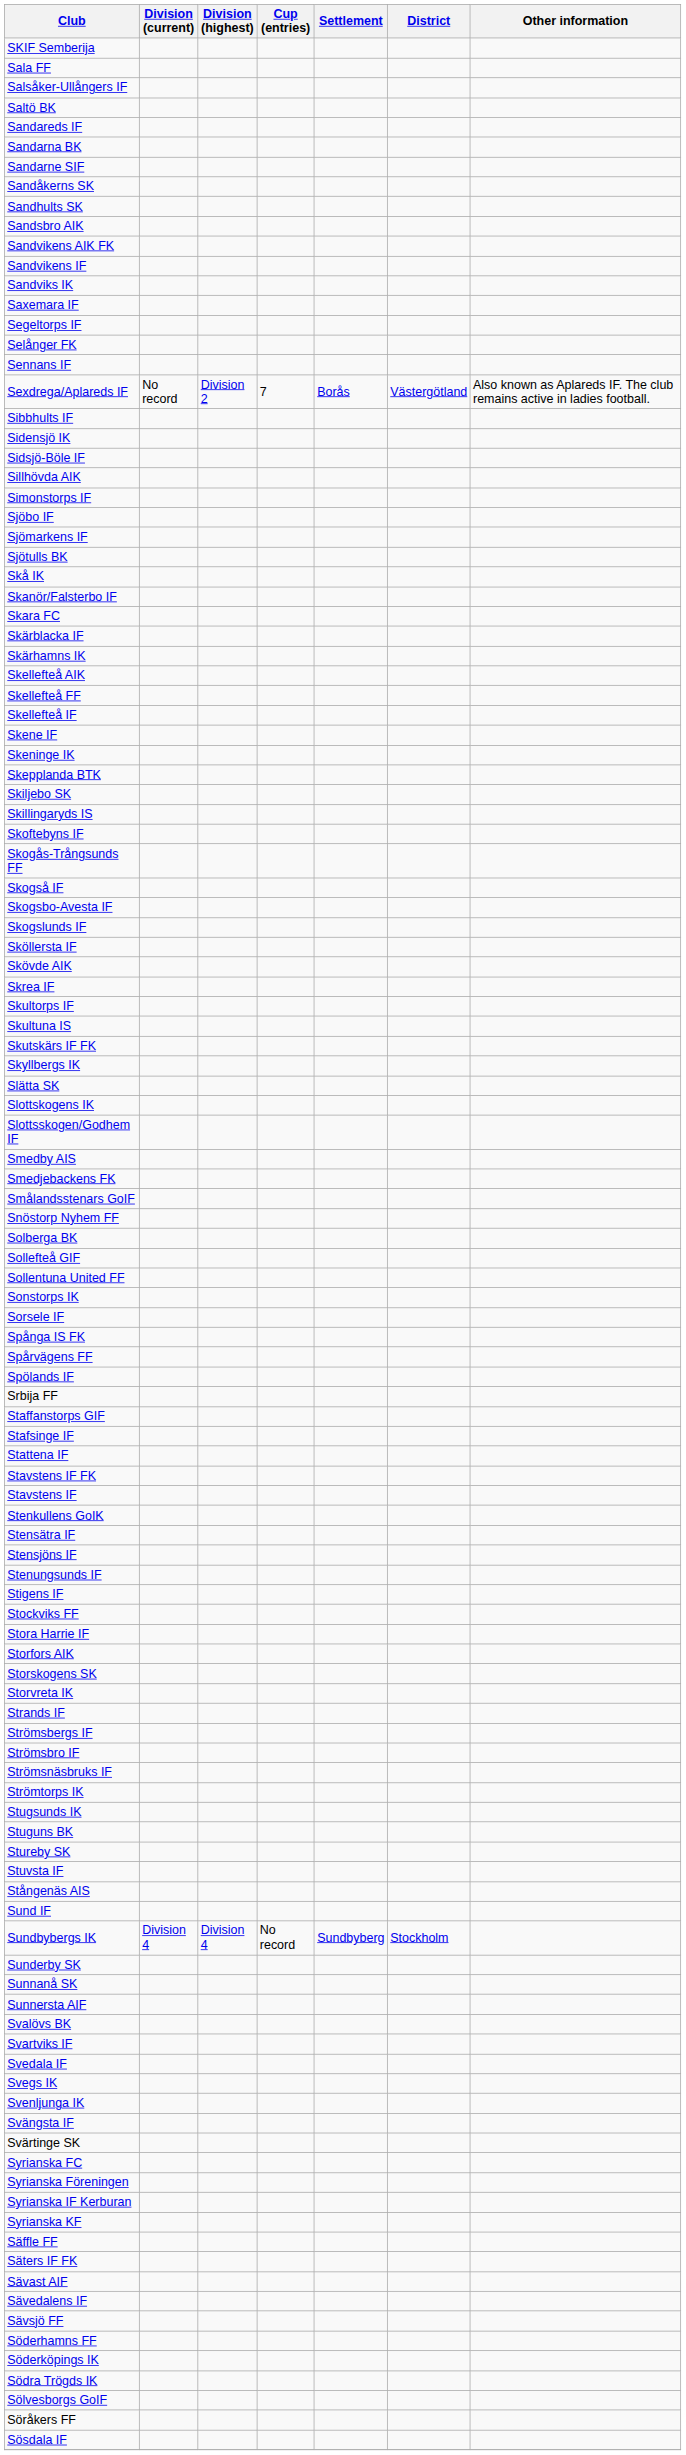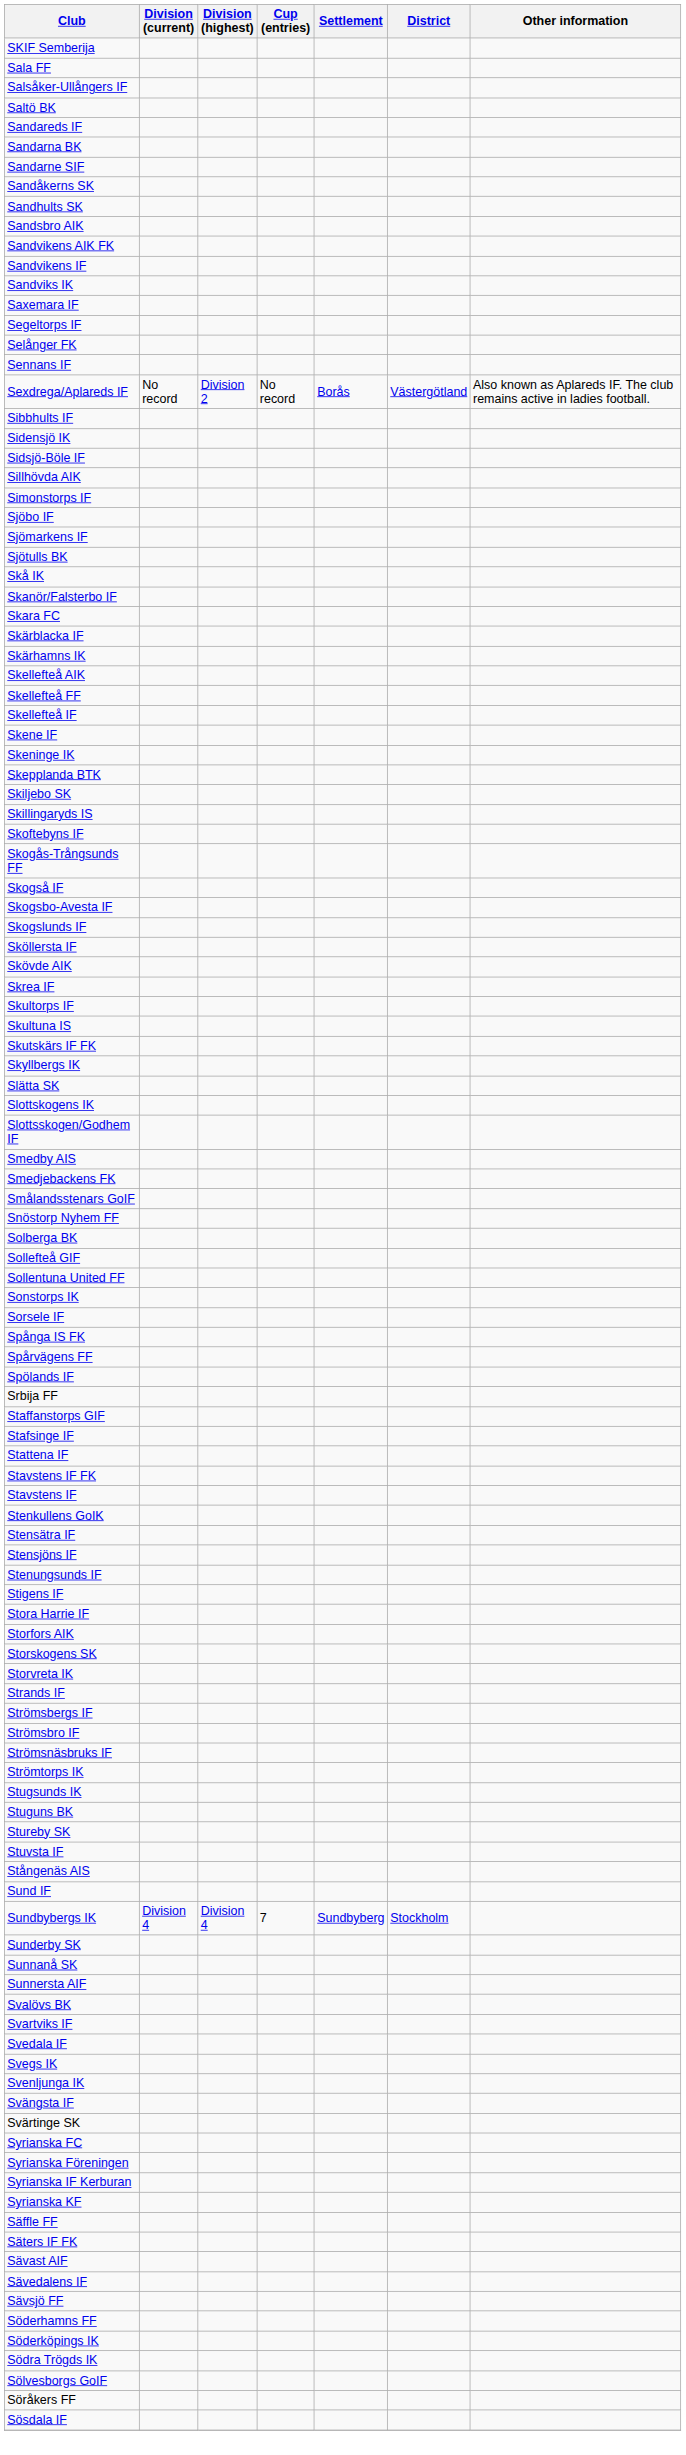(263, 391) 7 -> (277, 391) No record
- row: (43, 1614)
(277, 1938) No record -> (263, 1918) 7
